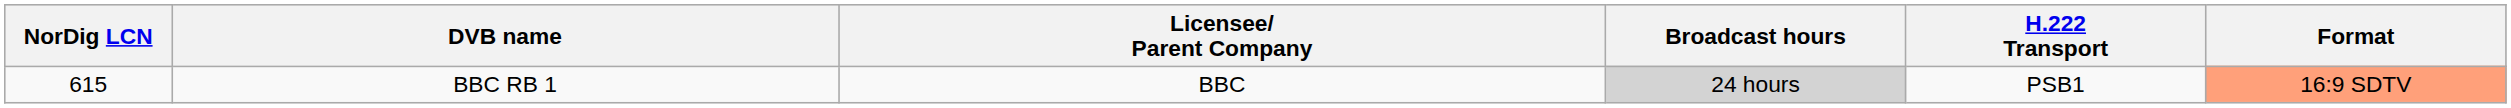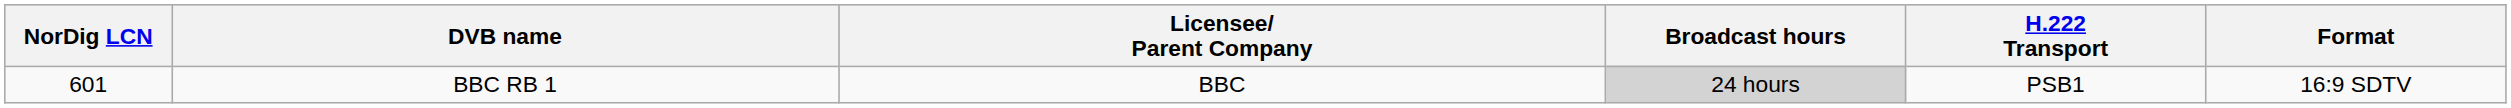(88, 84) 615 -> (88, 84) 601
(2356, 84) lightsalmon background -> (2356, 84) no background
